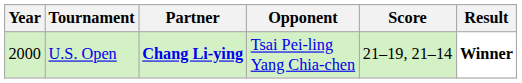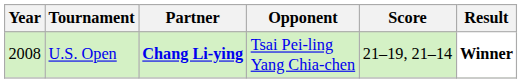(25, 54) 2000 -> (25, 54) 2008
